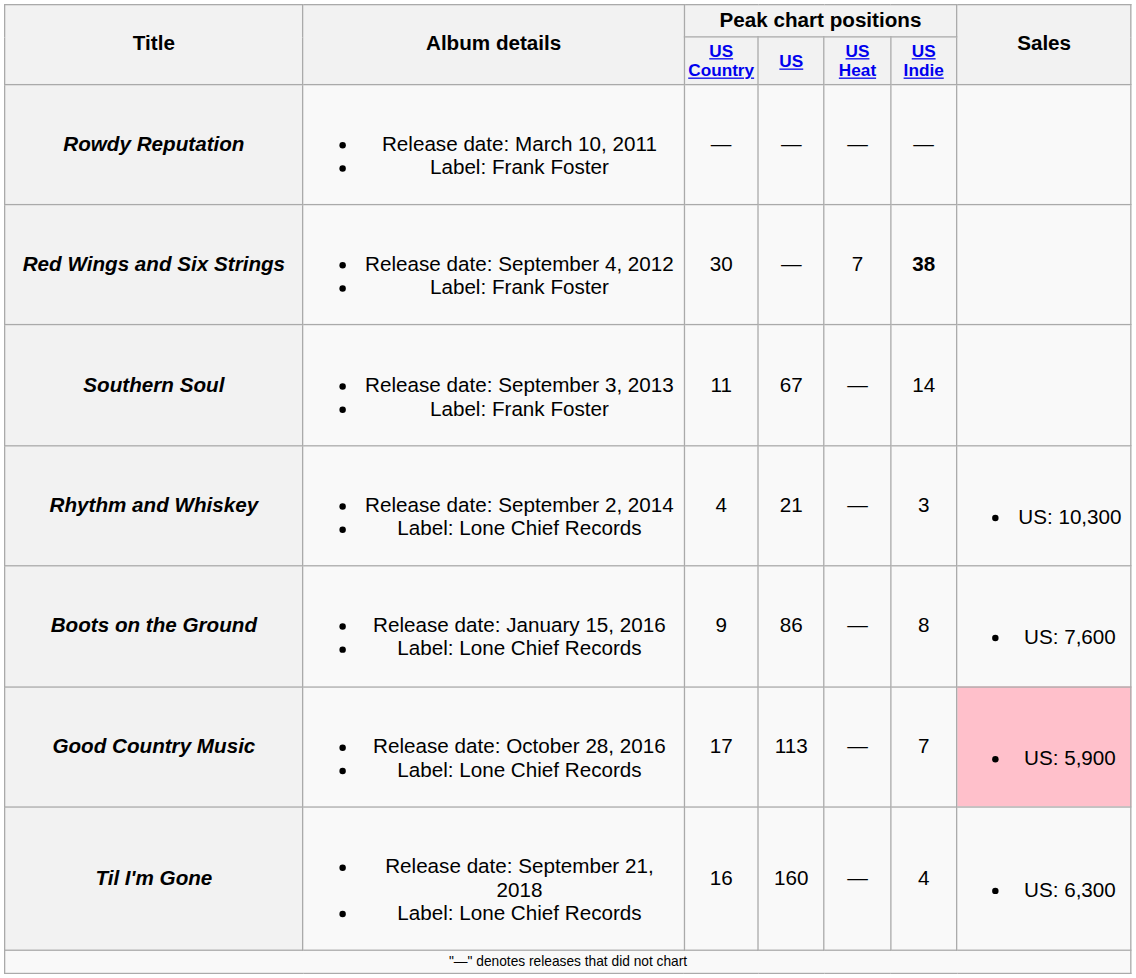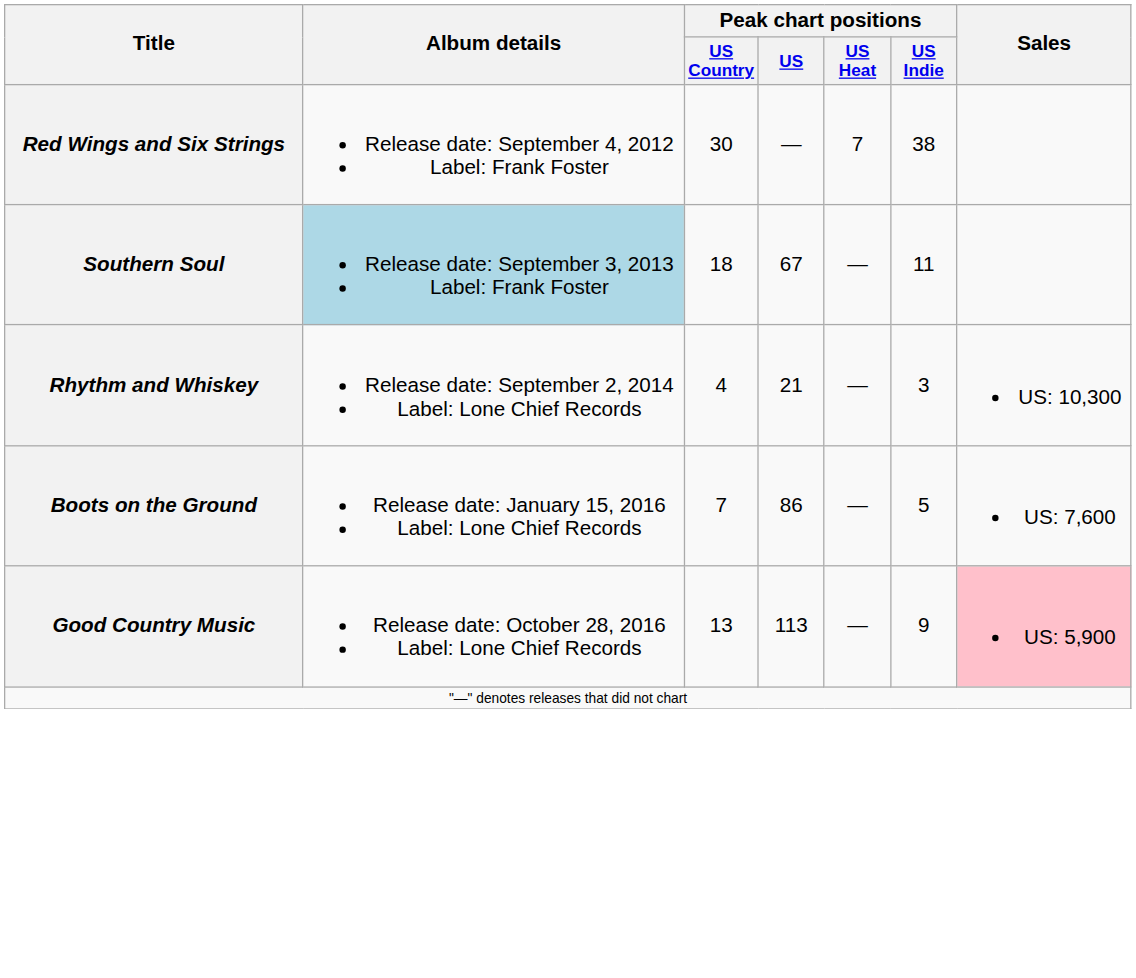- row: (154, 144)
(924, 264) bold -> (924, 144) normal
(494, 397) no background -> (494, 277) lightblue background
(721, 385) 11 -> (721, 264) 18
(924, 385) 14 -> (924, 264) 11
(721, 626) 9 -> (721, 505) 7
(924, 626) 8 -> (924, 505) 5
(721, 746) 17 -> (721, 626) 13
(924, 746) 7 -> (924, 626) 9
- row: (154, 878)
